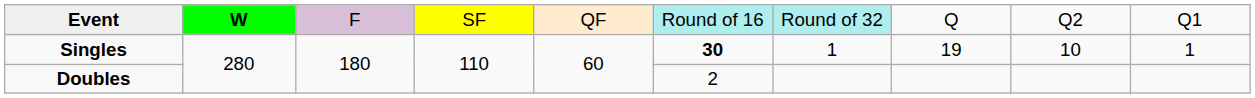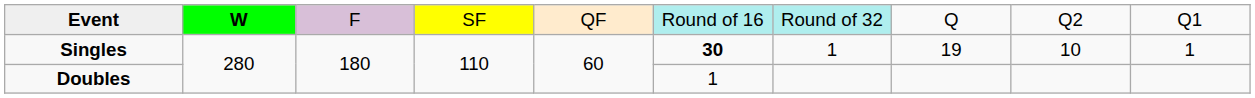(713, 79) 2 -> (713, 79) 1
